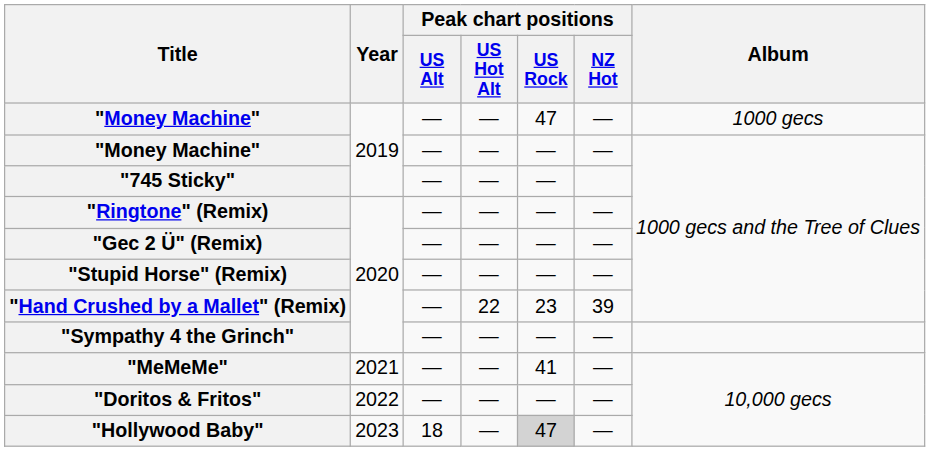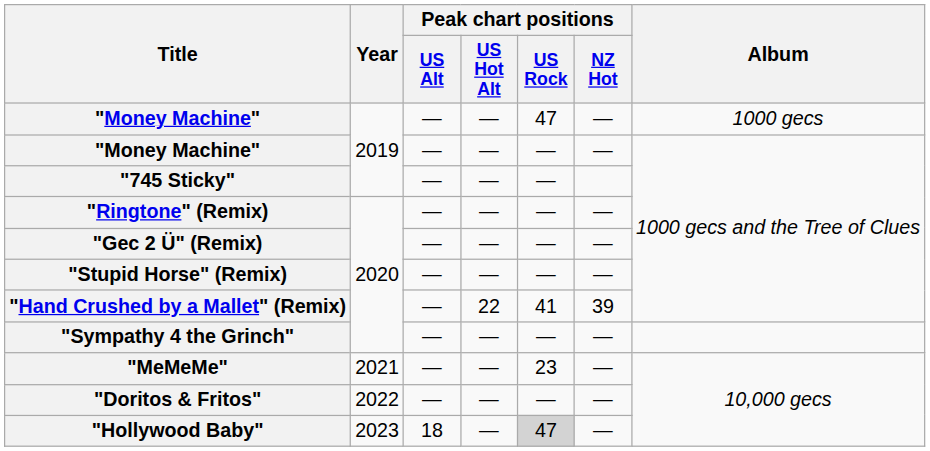(546, 305) 23 -> (546, 305) 41
(546, 368) 41 -> (546, 368) 23
